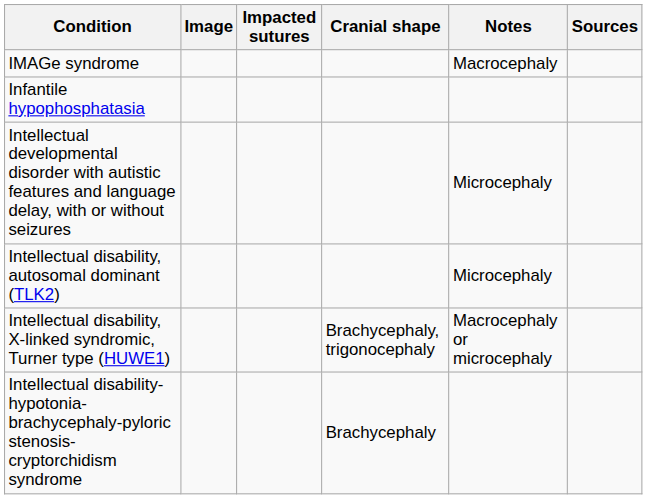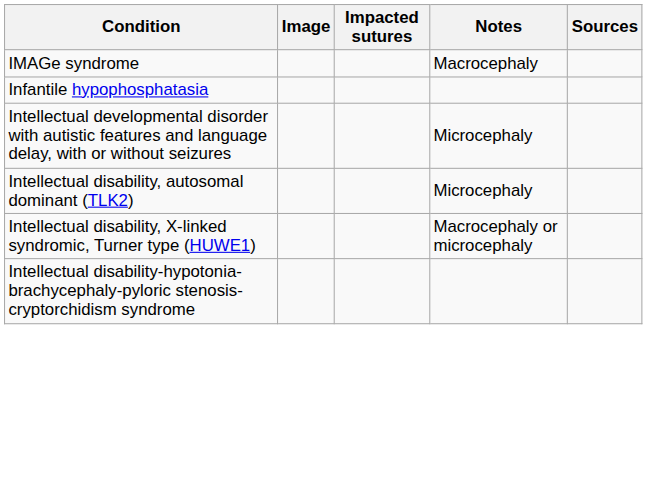- column: (385, 27)
